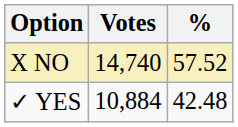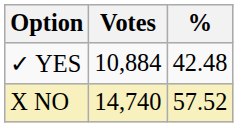rows swapped: (40, 62) <-> (46, 102)
